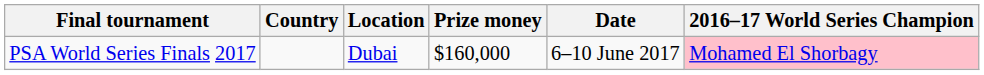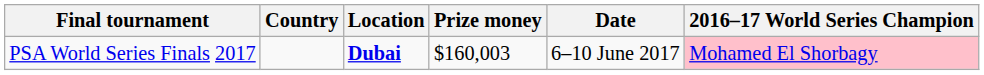(373, 52) normal -> (374, 52) bold
(472, 52) $160,000 -> (472, 52) $160,003
